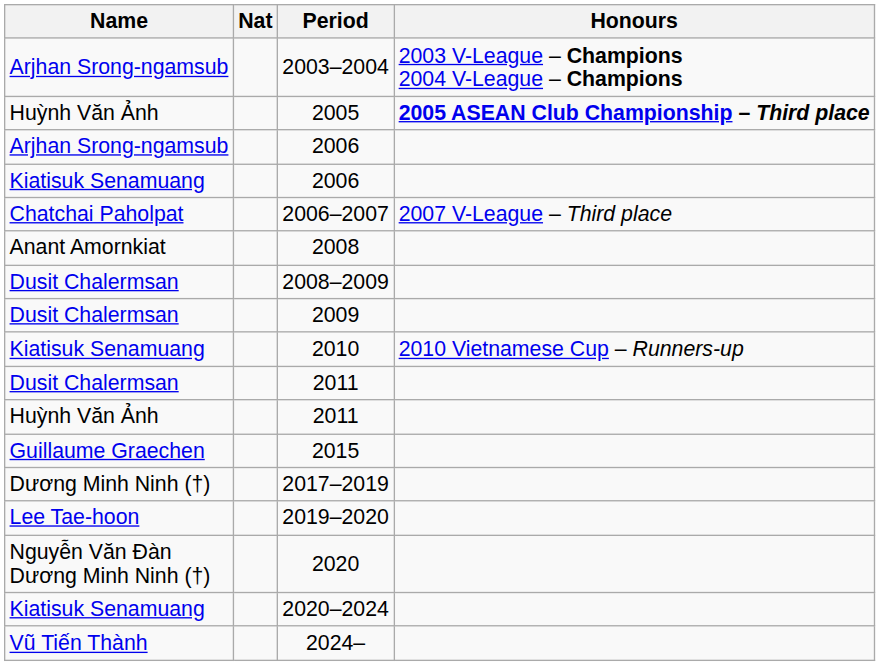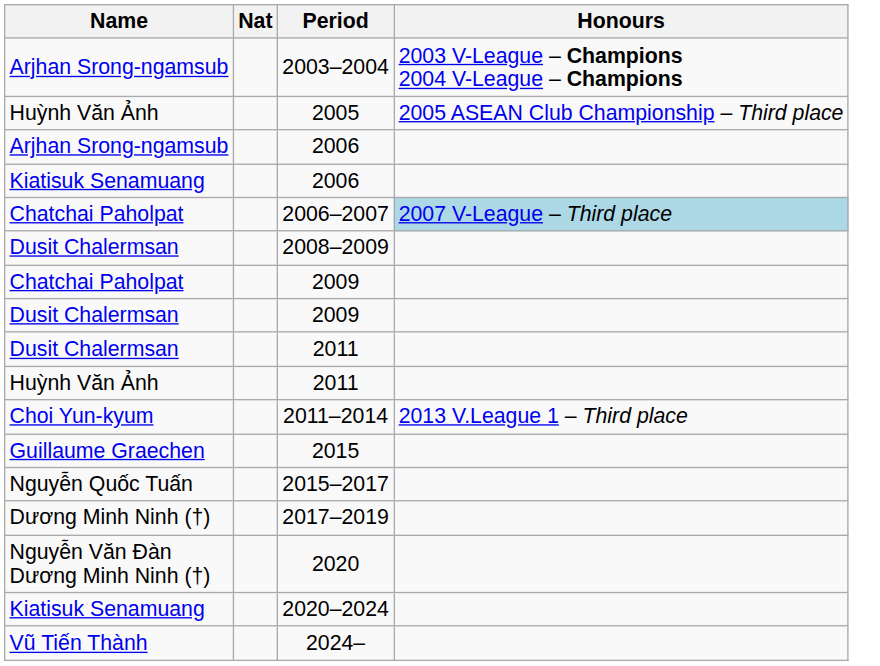(634, 112) bold -> (621, 112) normal
(535, 214) no background -> (535, 214) lightblue background
- row: (88, 247)
+ row: (97, 281)
- row: (107, 349)
+ row: (82, 416)
+ row: (101, 484)
- row: (74, 517)
